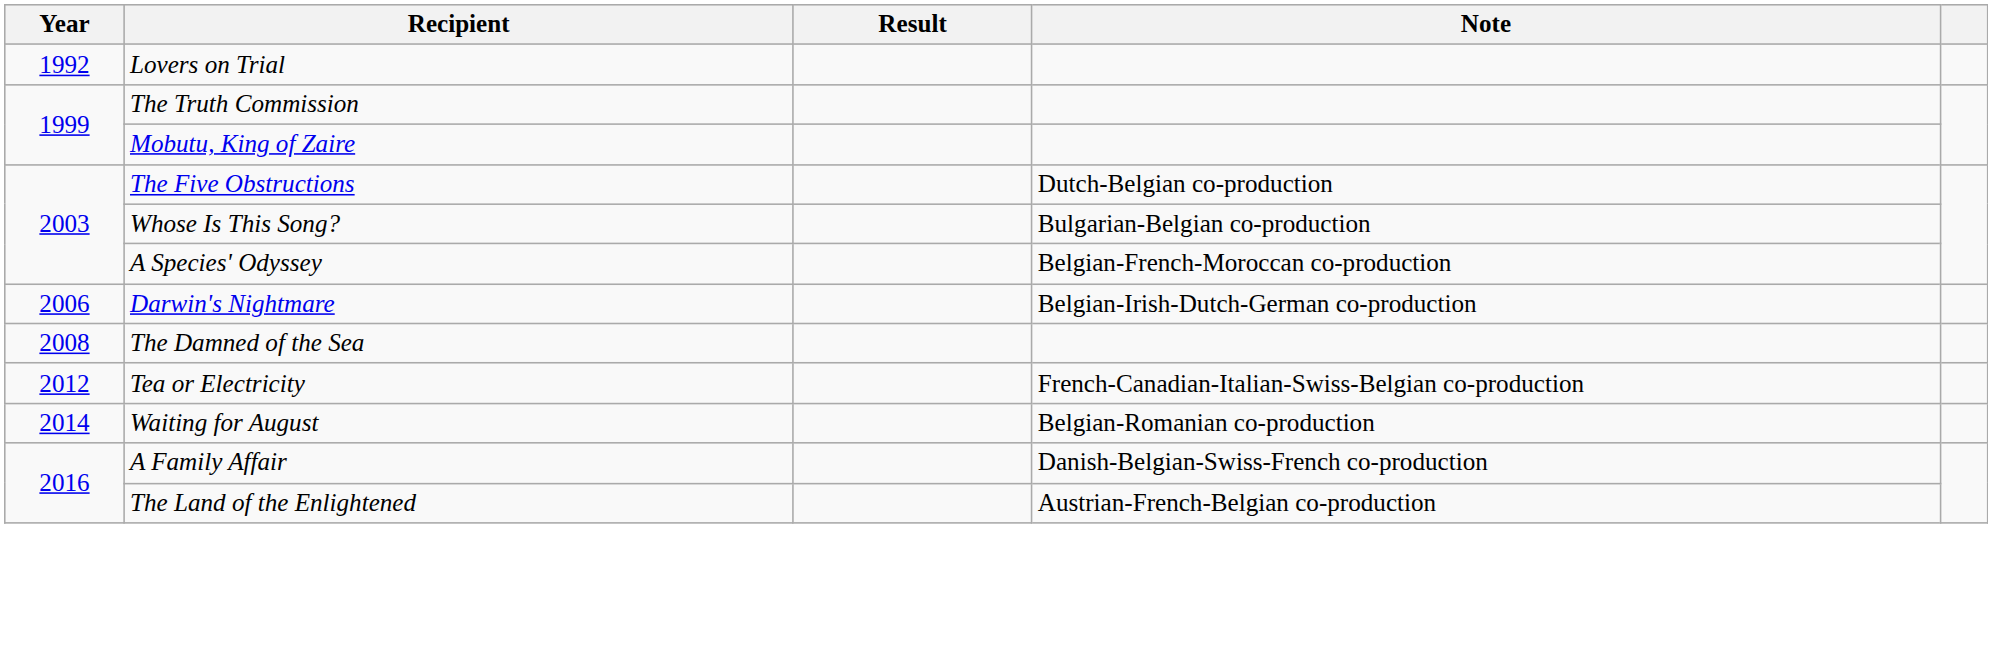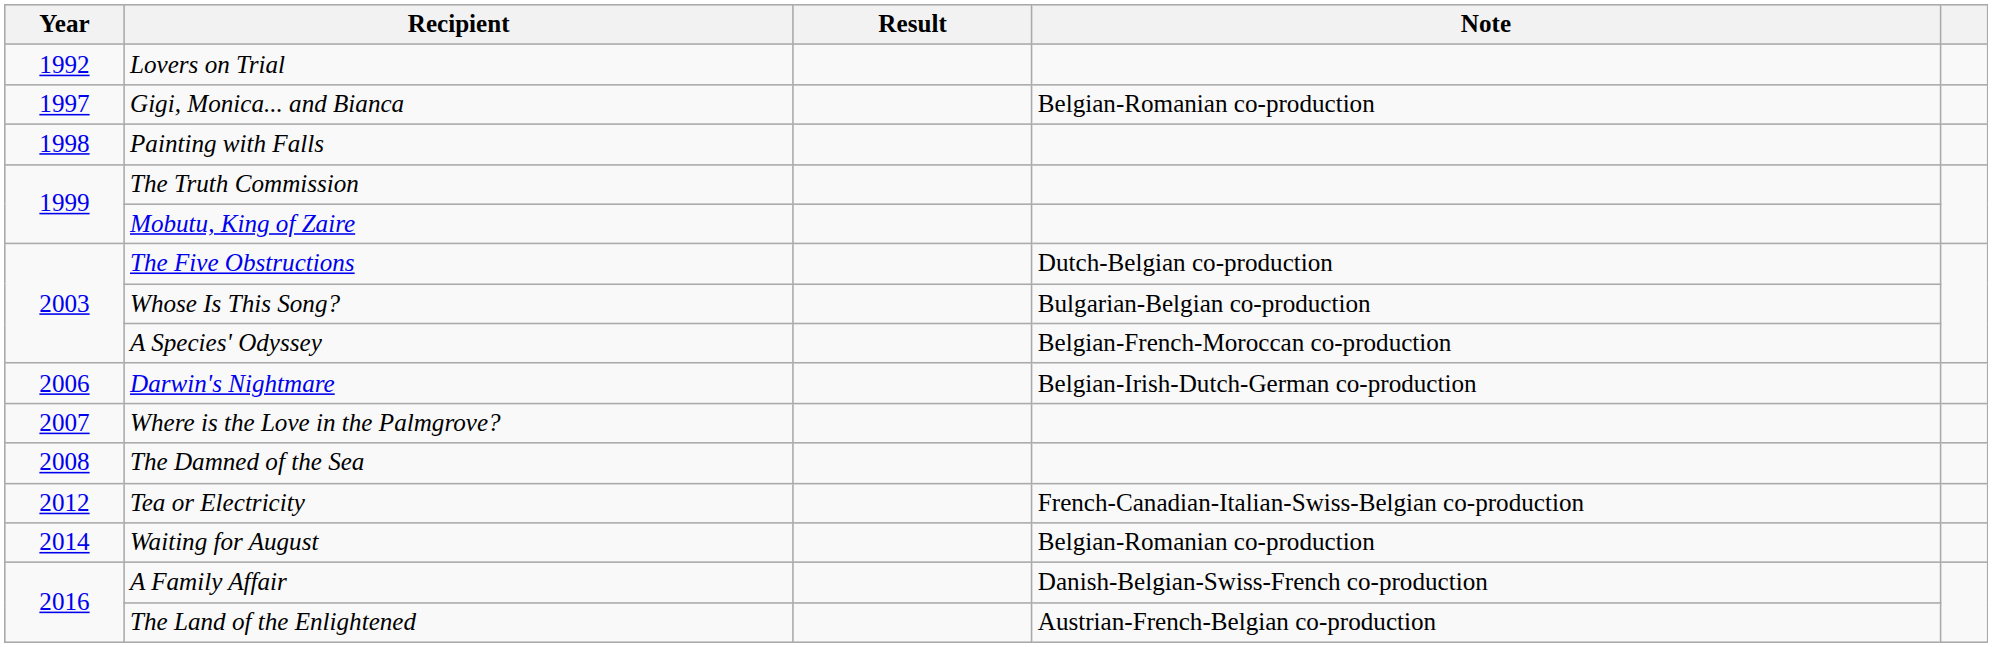+ row: (267, 104)
+ row: (227, 143)
+ row: (315, 422)
